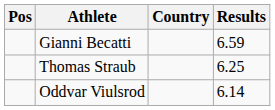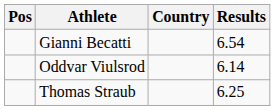(231, 42) 6.59 -> (231, 42) 6.54
rows swapped: (87, 67) <-> (92, 92)
